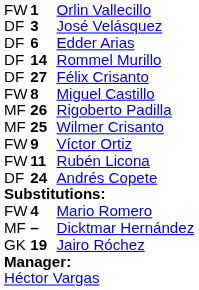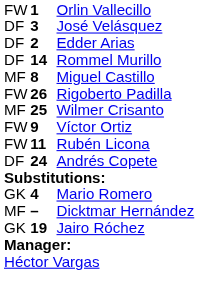(34, 43) 6 -> (34, 43) 2
- row: (103, 77)
(16, 93) FW -> (15, 77) MF
(15, 110) MF -> (16, 93) FW
(16, 211) FW -> (15, 194) GK
